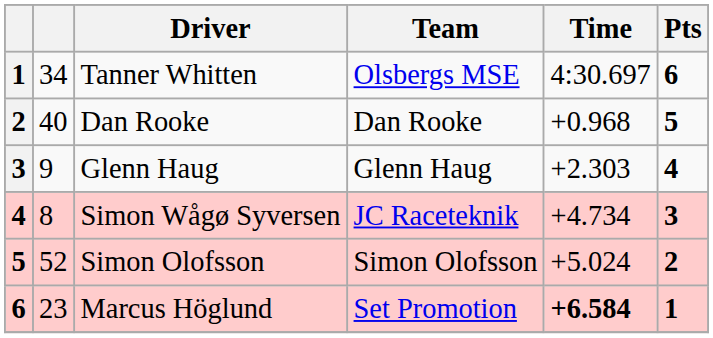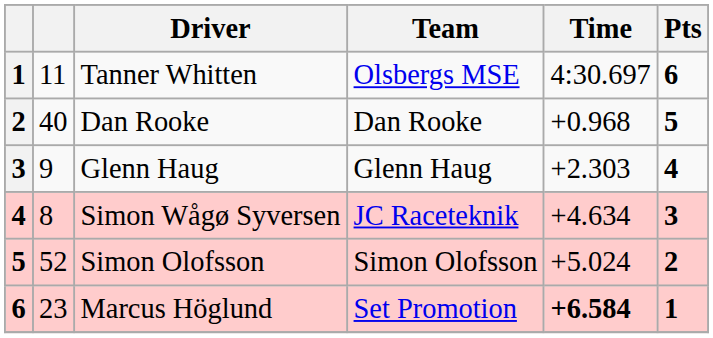(53, 74) 34 -> (53, 74) 11
(591, 215) +4.734 -> (591, 215) +4.634
